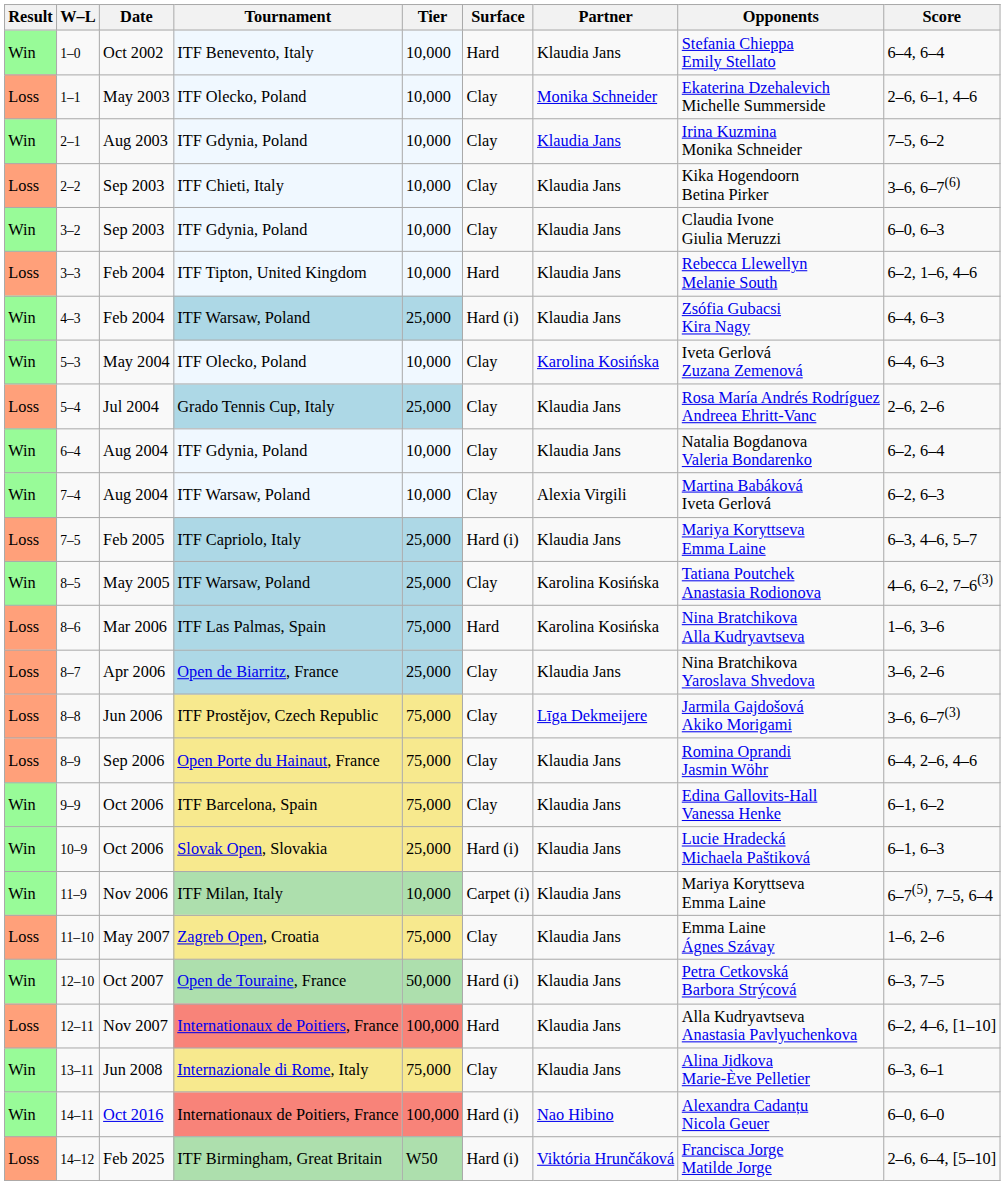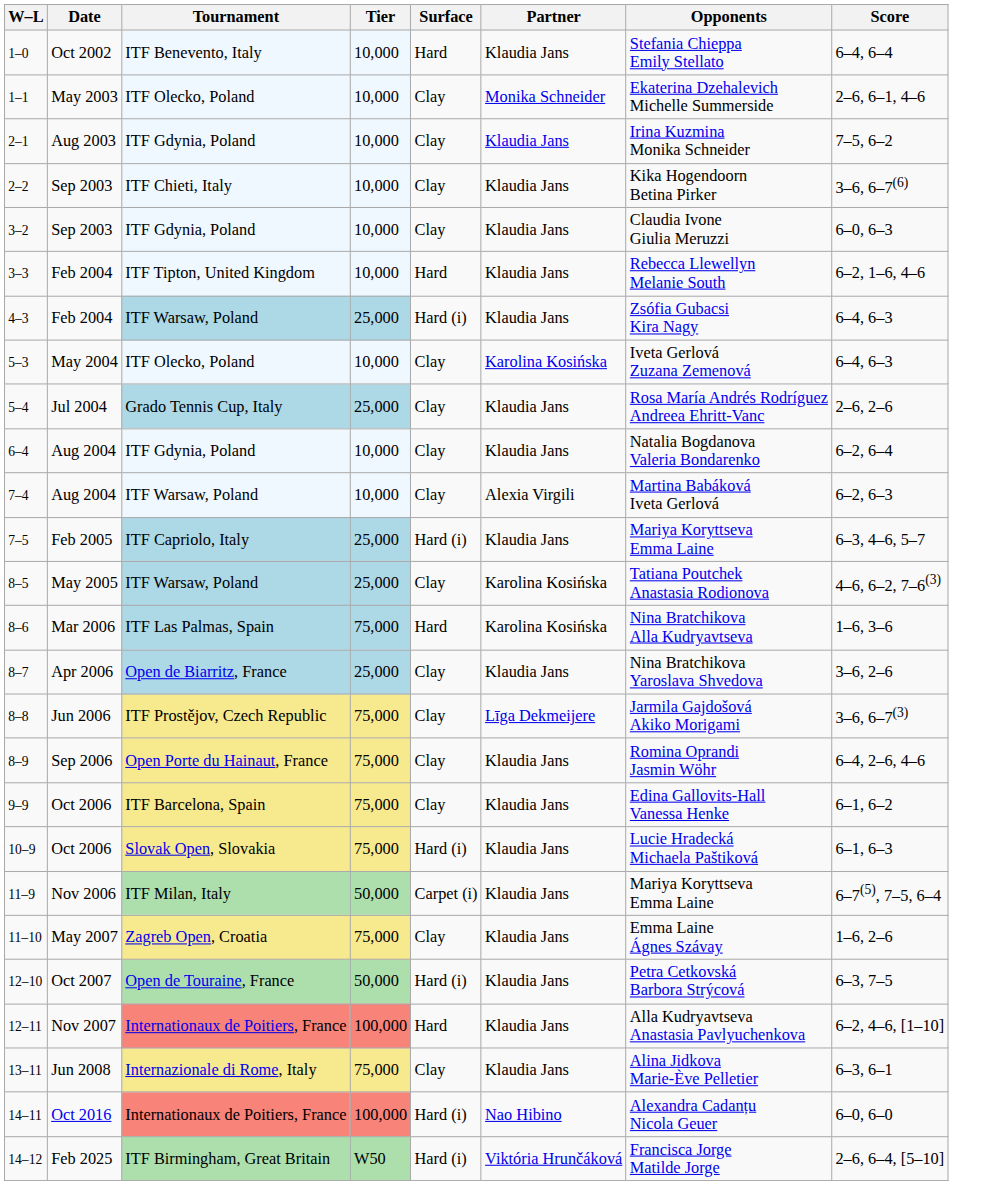- column: (30, 17)
(428, 848) 25,000 -> (376, 848) 75,000
(428, 893) 10,000 -> (376, 893) 50,000
